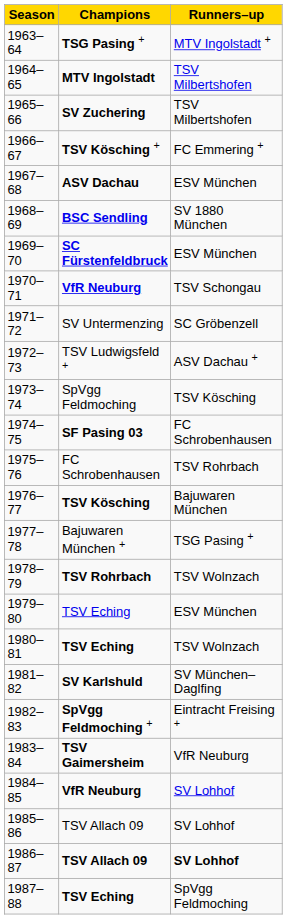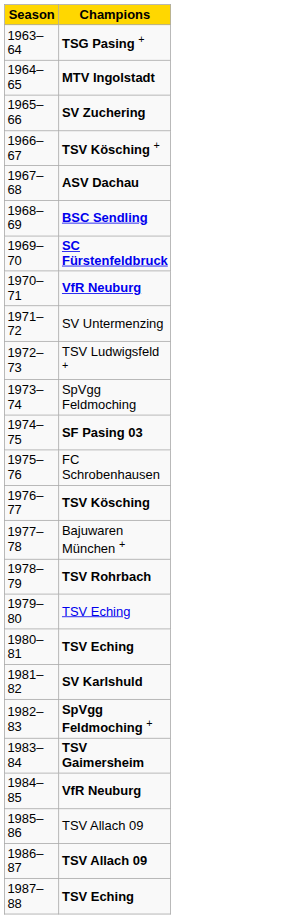- column: (226, 14)
